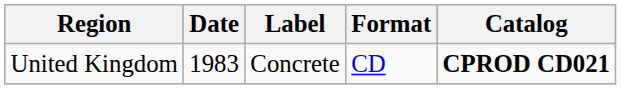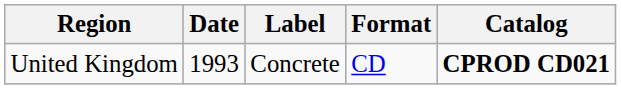(214, 63) 1983 -> (214, 63) 1993
